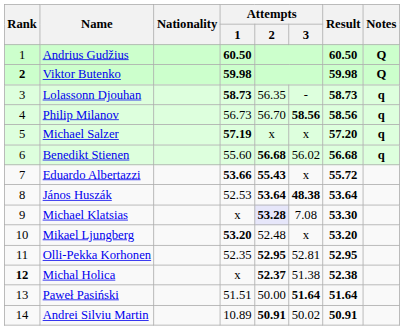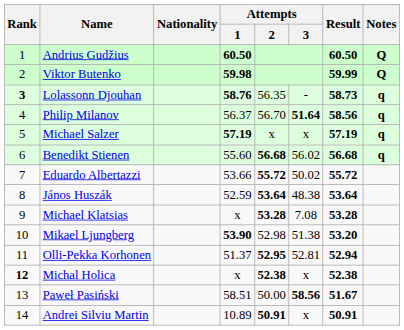(22, 74) bold -> (22, 74) normal
(343, 74) 59.98 -> (343, 74) 59.99
(22, 94) normal -> (22, 94) bold
(237, 94) 58.73 -> (237, 94) 58.76
(237, 114) 56.73 -> (237, 114) 56.37
(306, 114) 58.56 -> (306, 114) 51.64
(343, 134) 57.20 -> (343, 134) 57.19
(237, 174) bold -> (237, 174) normal
(272, 174) 55.43 -> (272, 174) 55.72
(306, 174) x -> (306, 174) 50.02
(237, 194) 52.53 -> (237, 194) 52.59
(306, 194) bold -> (306, 194) normal
(272, 214) lavender background -> (272, 214) no background
(343, 214) 53.30 -> (343, 214) 53.28
(237, 235) 53.20 -> (237, 235) 53.90
(272, 235) 52.48 -> (272, 235) 52.98
(306, 235) x -> (306, 235) 51.38
(237, 255) 52.35 -> (237, 255) 51.37
(343, 255) 52.95 -> (343, 255) 52.94
(272, 275) 52.37 -> (272, 275) 52.38
(306, 275) 51.38 -> (306, 275) x
(237, 295) 51.51 -> (237, 295) 58.51
(306, 295) 51.64 -> (306, 295) 58.56
(343, 295) 51.64 -> (343, 295) 51.67
(306, 315) 50.02 -> (306, 315) x
